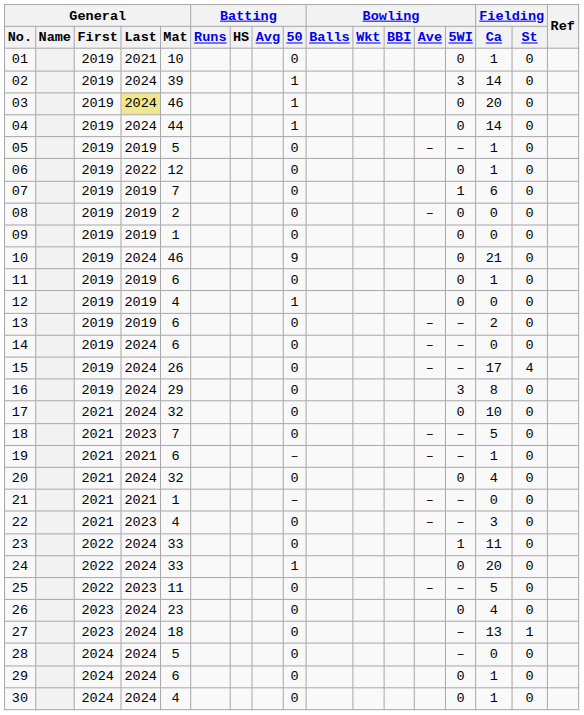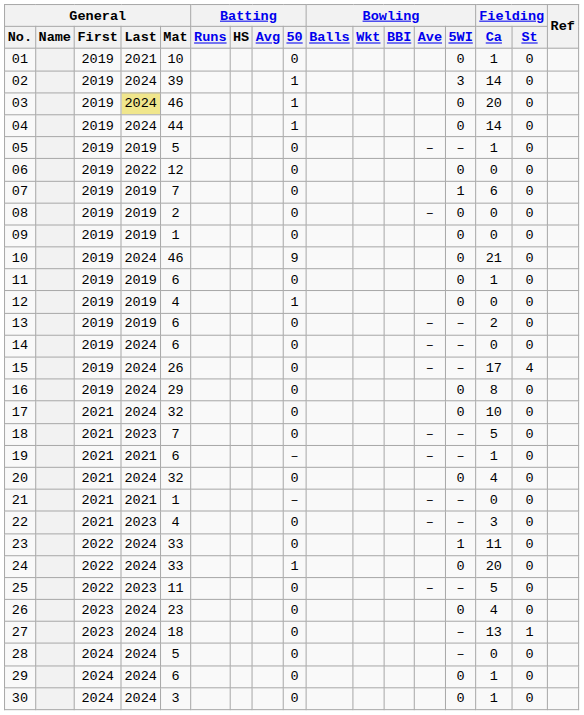(494, 170) 1 -> (494, 170) 0
(461, 390) 3 -> (461, 390) 0
(176, 699) 4 -> (176, 699) 3
